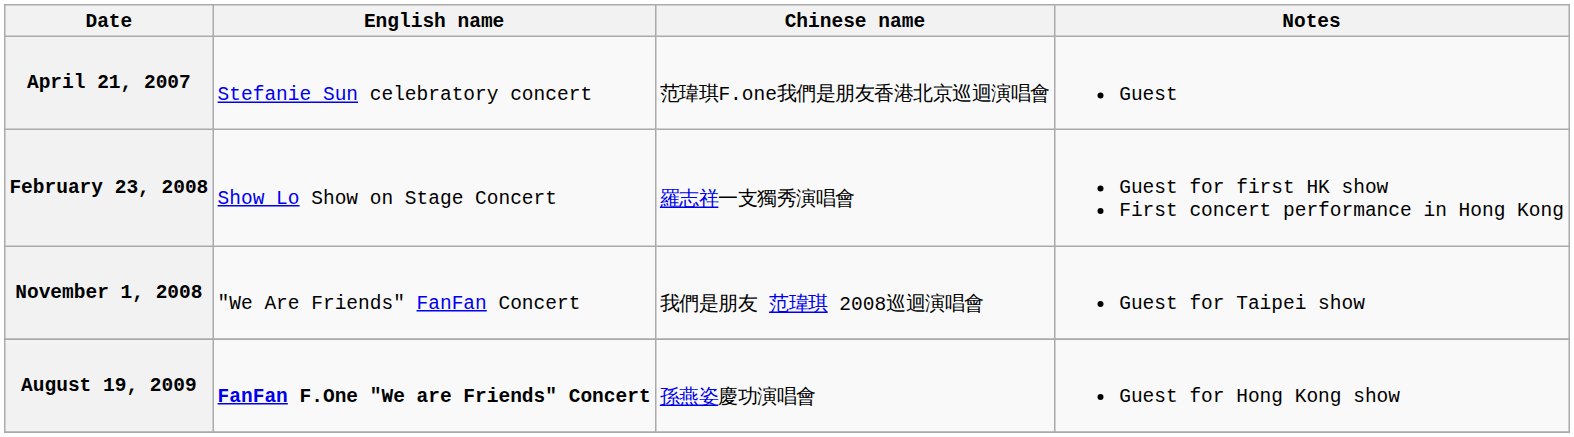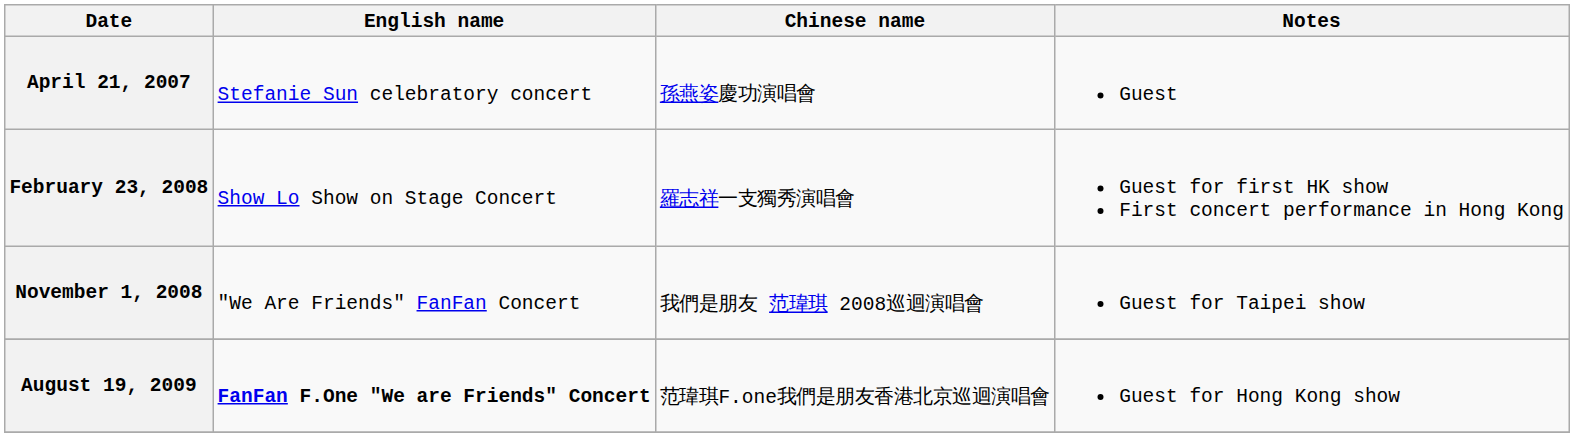(855, 95) 范瑋琪F.one我們是朋友香港北京巡迴演唱會 -> (738, 95) 孫燕姿慶功演唱會
(738, 398) 孫燕姿慶功演唱會 -> (855, 398) 范瑋琪F.one我們是朋友香港北京巡迴演唱會
